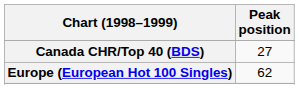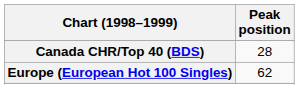(265, 51) 27 -> (265, 51) 28
